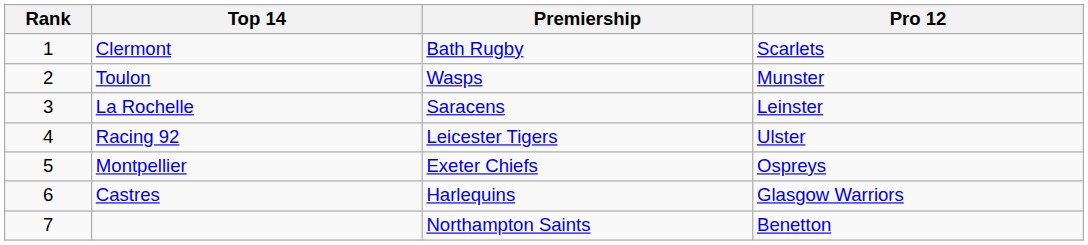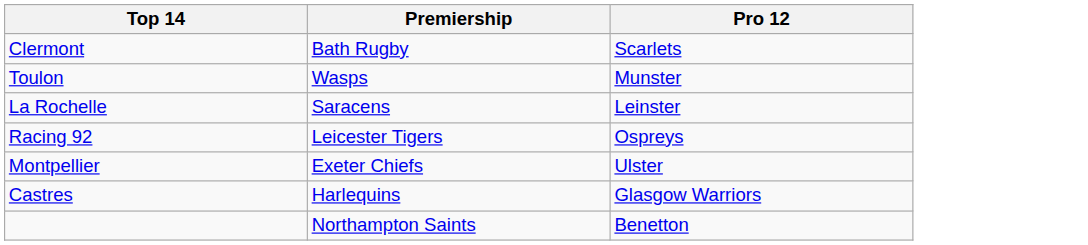- column: (48, 19)
(781, 136) Ulster -> (649, 136) Ospreys
(792, 166) Ospreys -> (639, 166) Ulster
